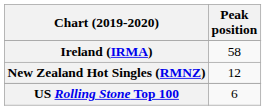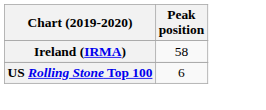- row: (106, 72)
